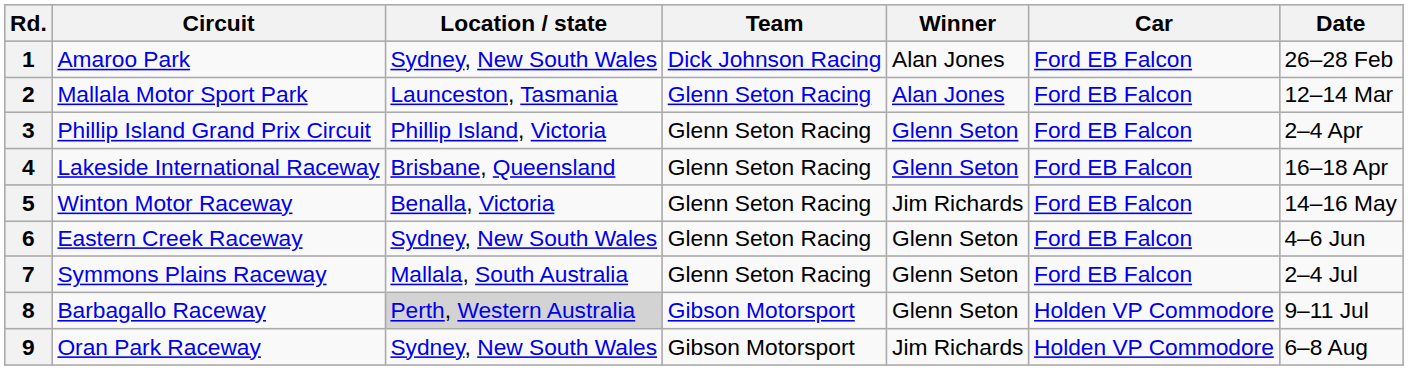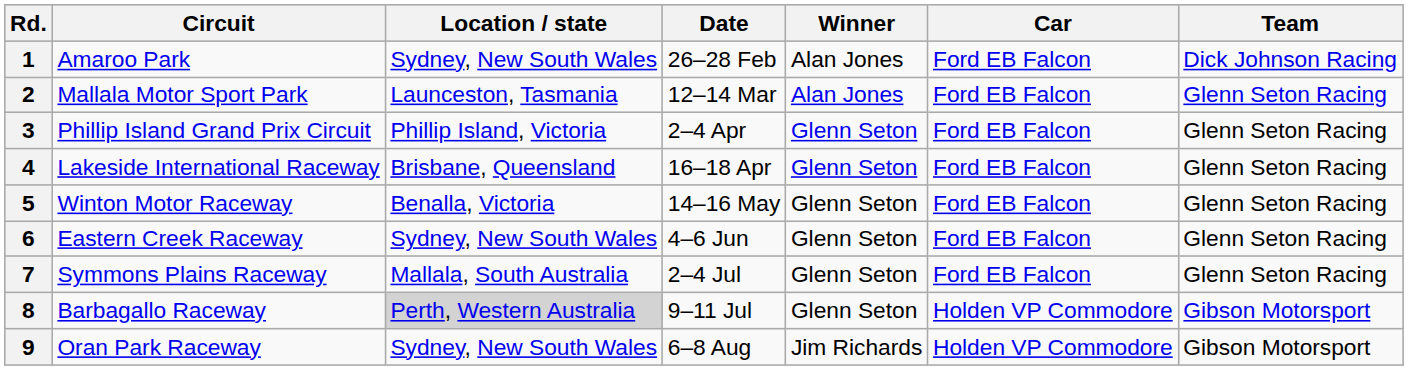columns swapped: (1341, 23) <-> (775, 23)
(958, 203) Jim Richards -> (854, 203) Glenn Seton
